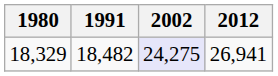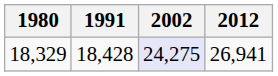(105, 53) 18,482 -> (105, 53) 18,428
